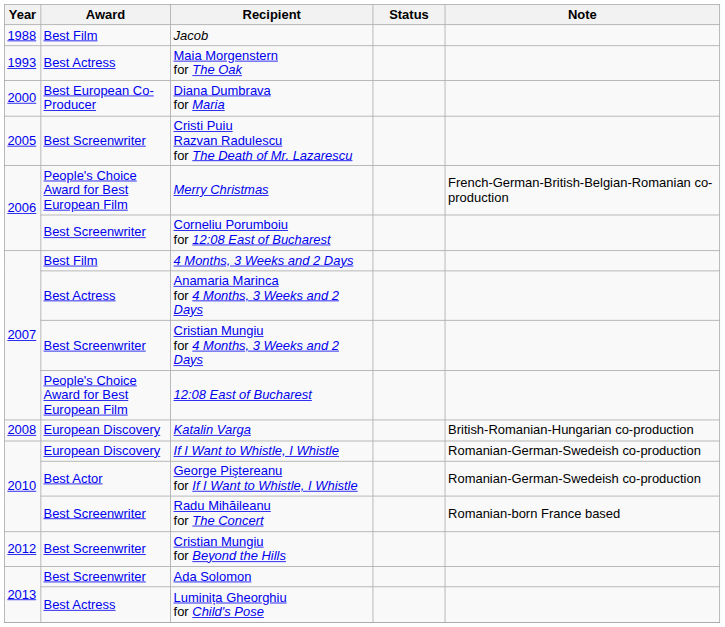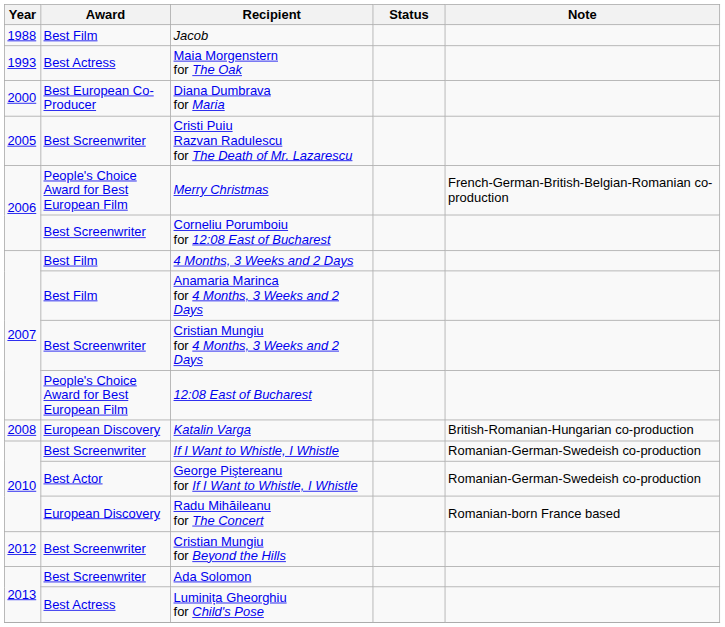(80, 295) Best Actress -> (71, 295) Best Film
(102, 450) European Discovery -> (95, 450) Best Screenwriter
(95, 513) Best Screenwriter -> (102, 513) European Discovery
